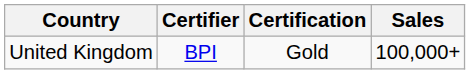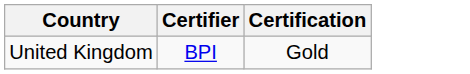- column: (418, 20)
